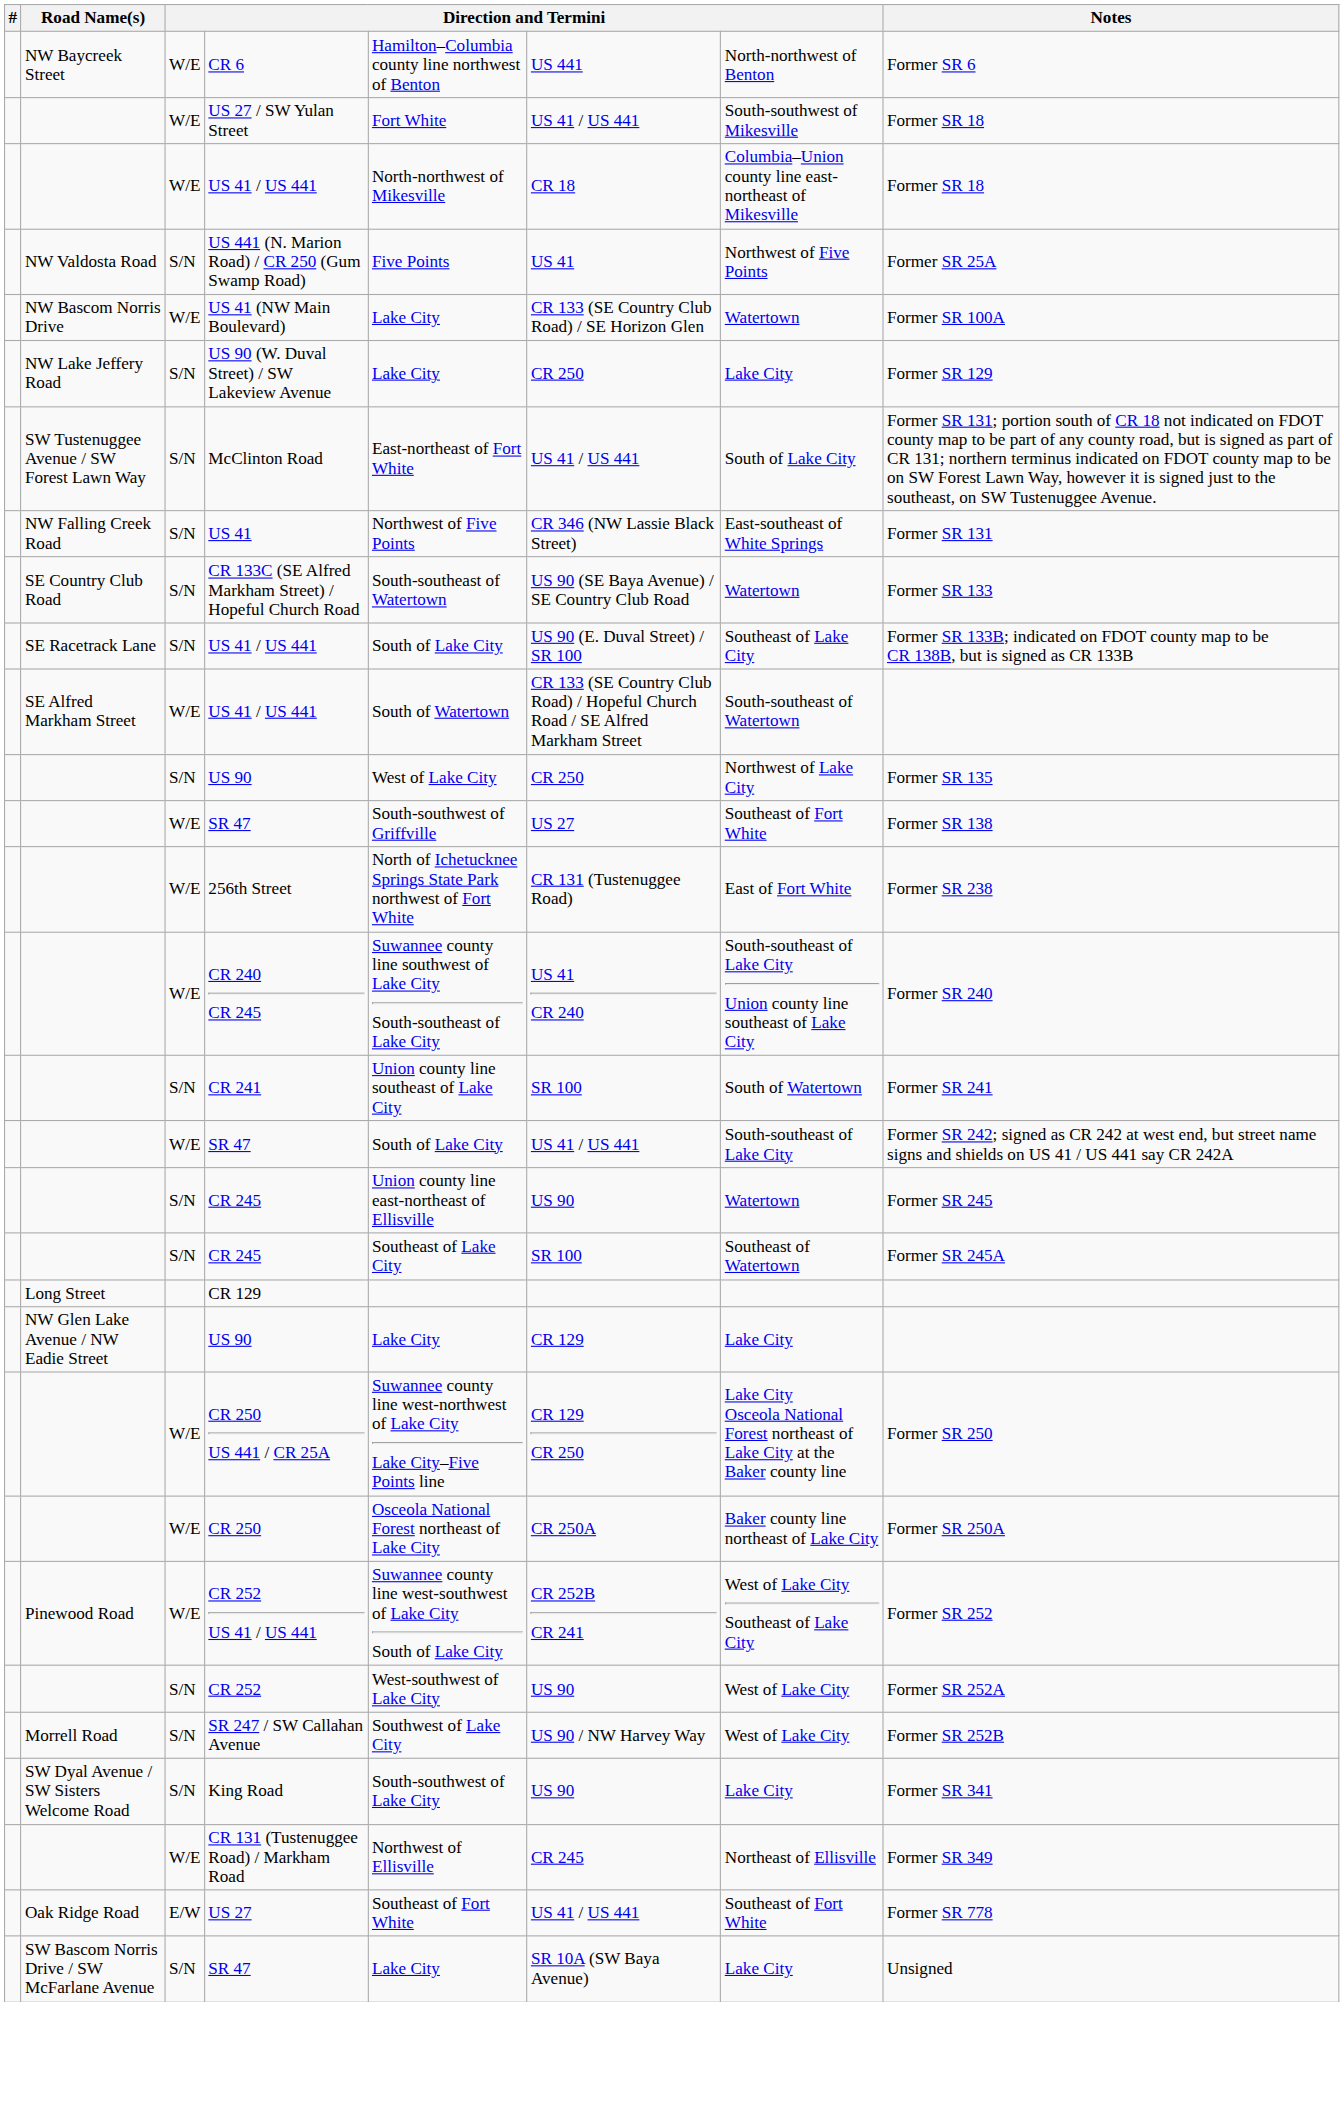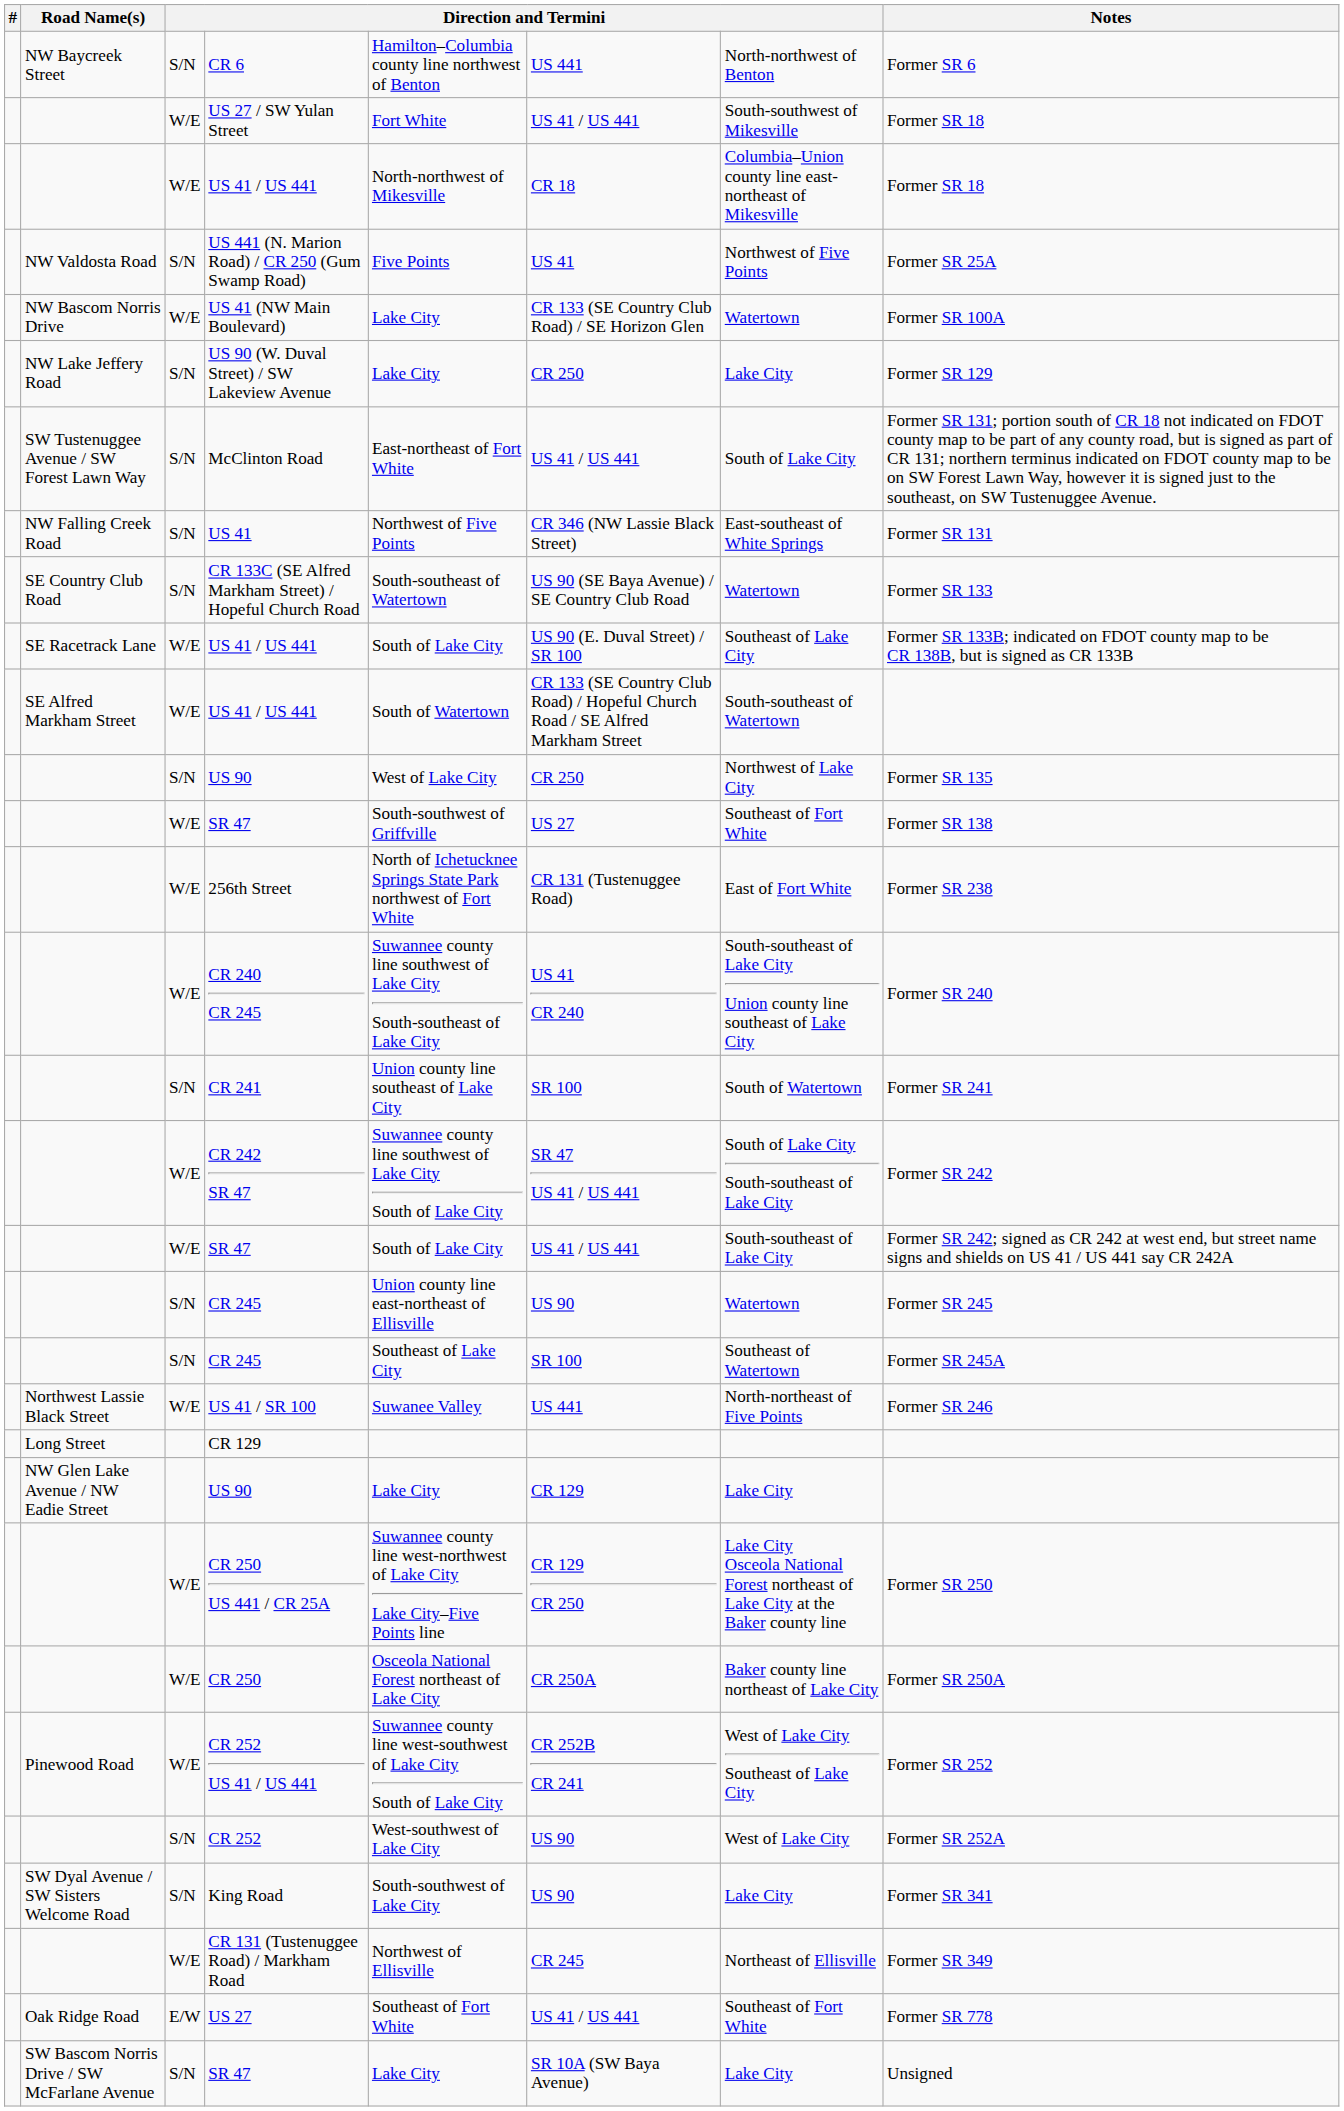(185, 64) W/E -> (182, 64) S/N
(182, 645) S/N -> (185, 645) W/E
+ row: (93, 1173)
+ row: (85, 1406)
- row: (71, 1735)
